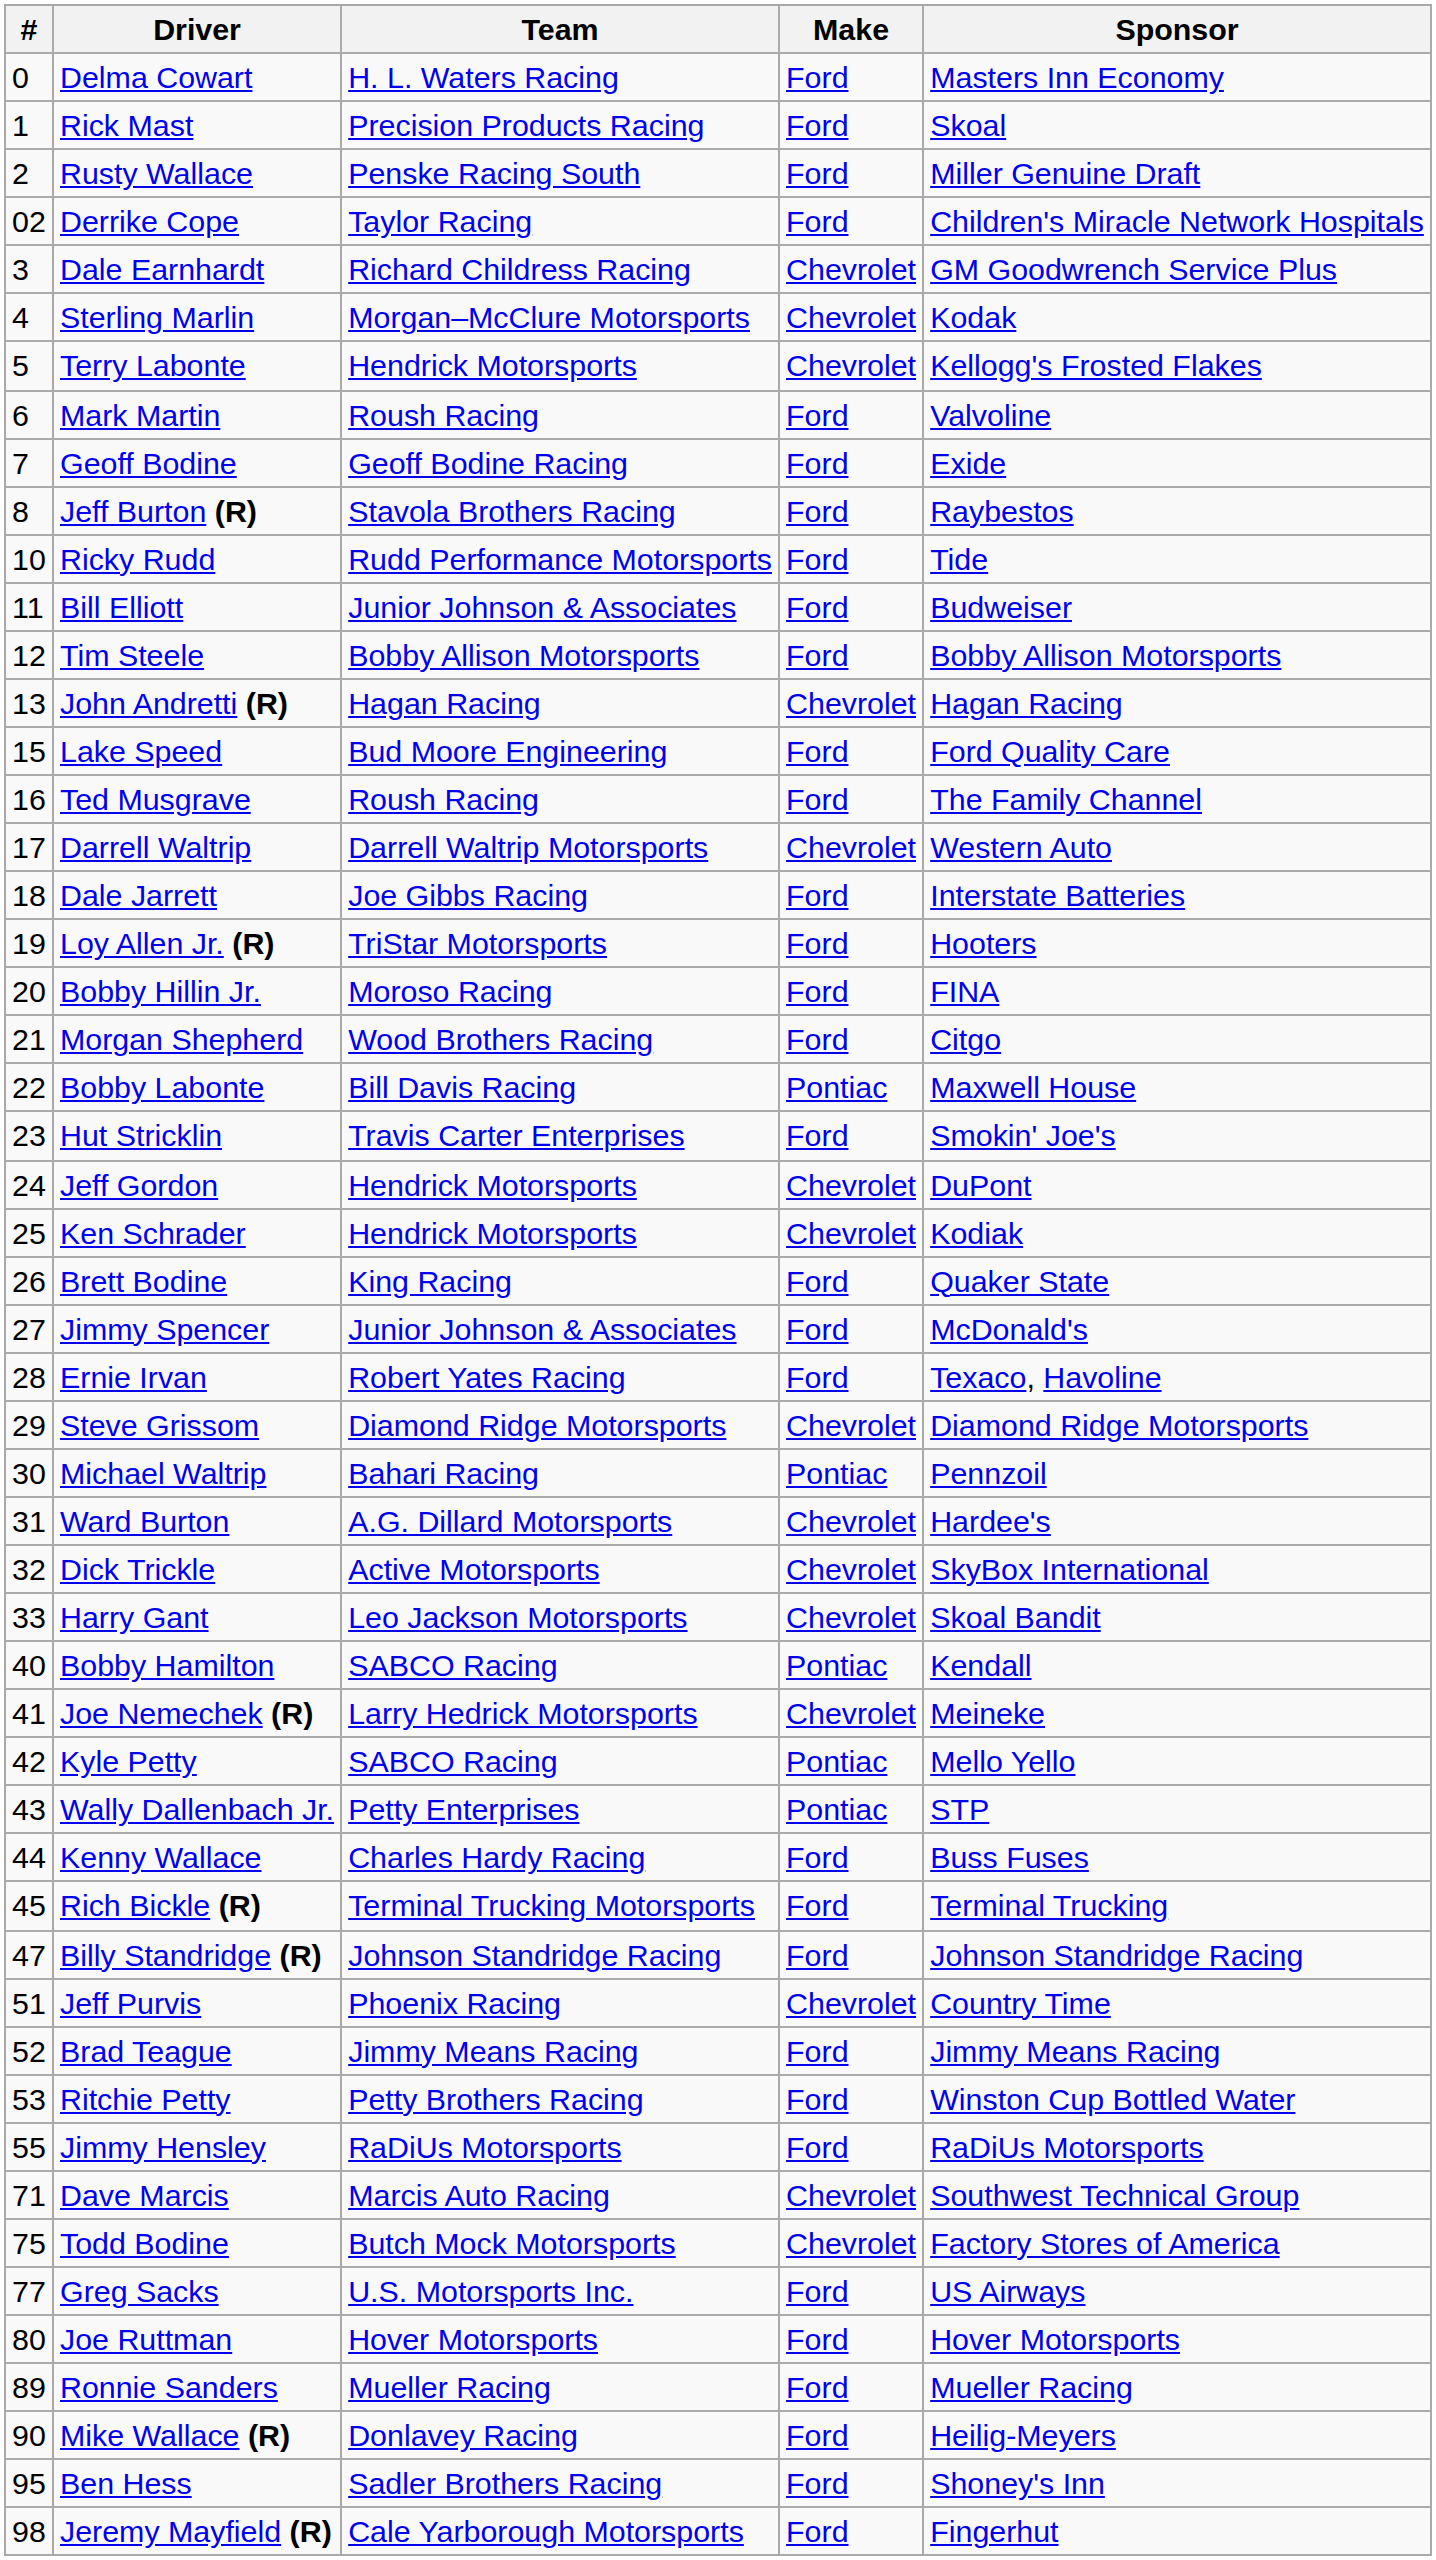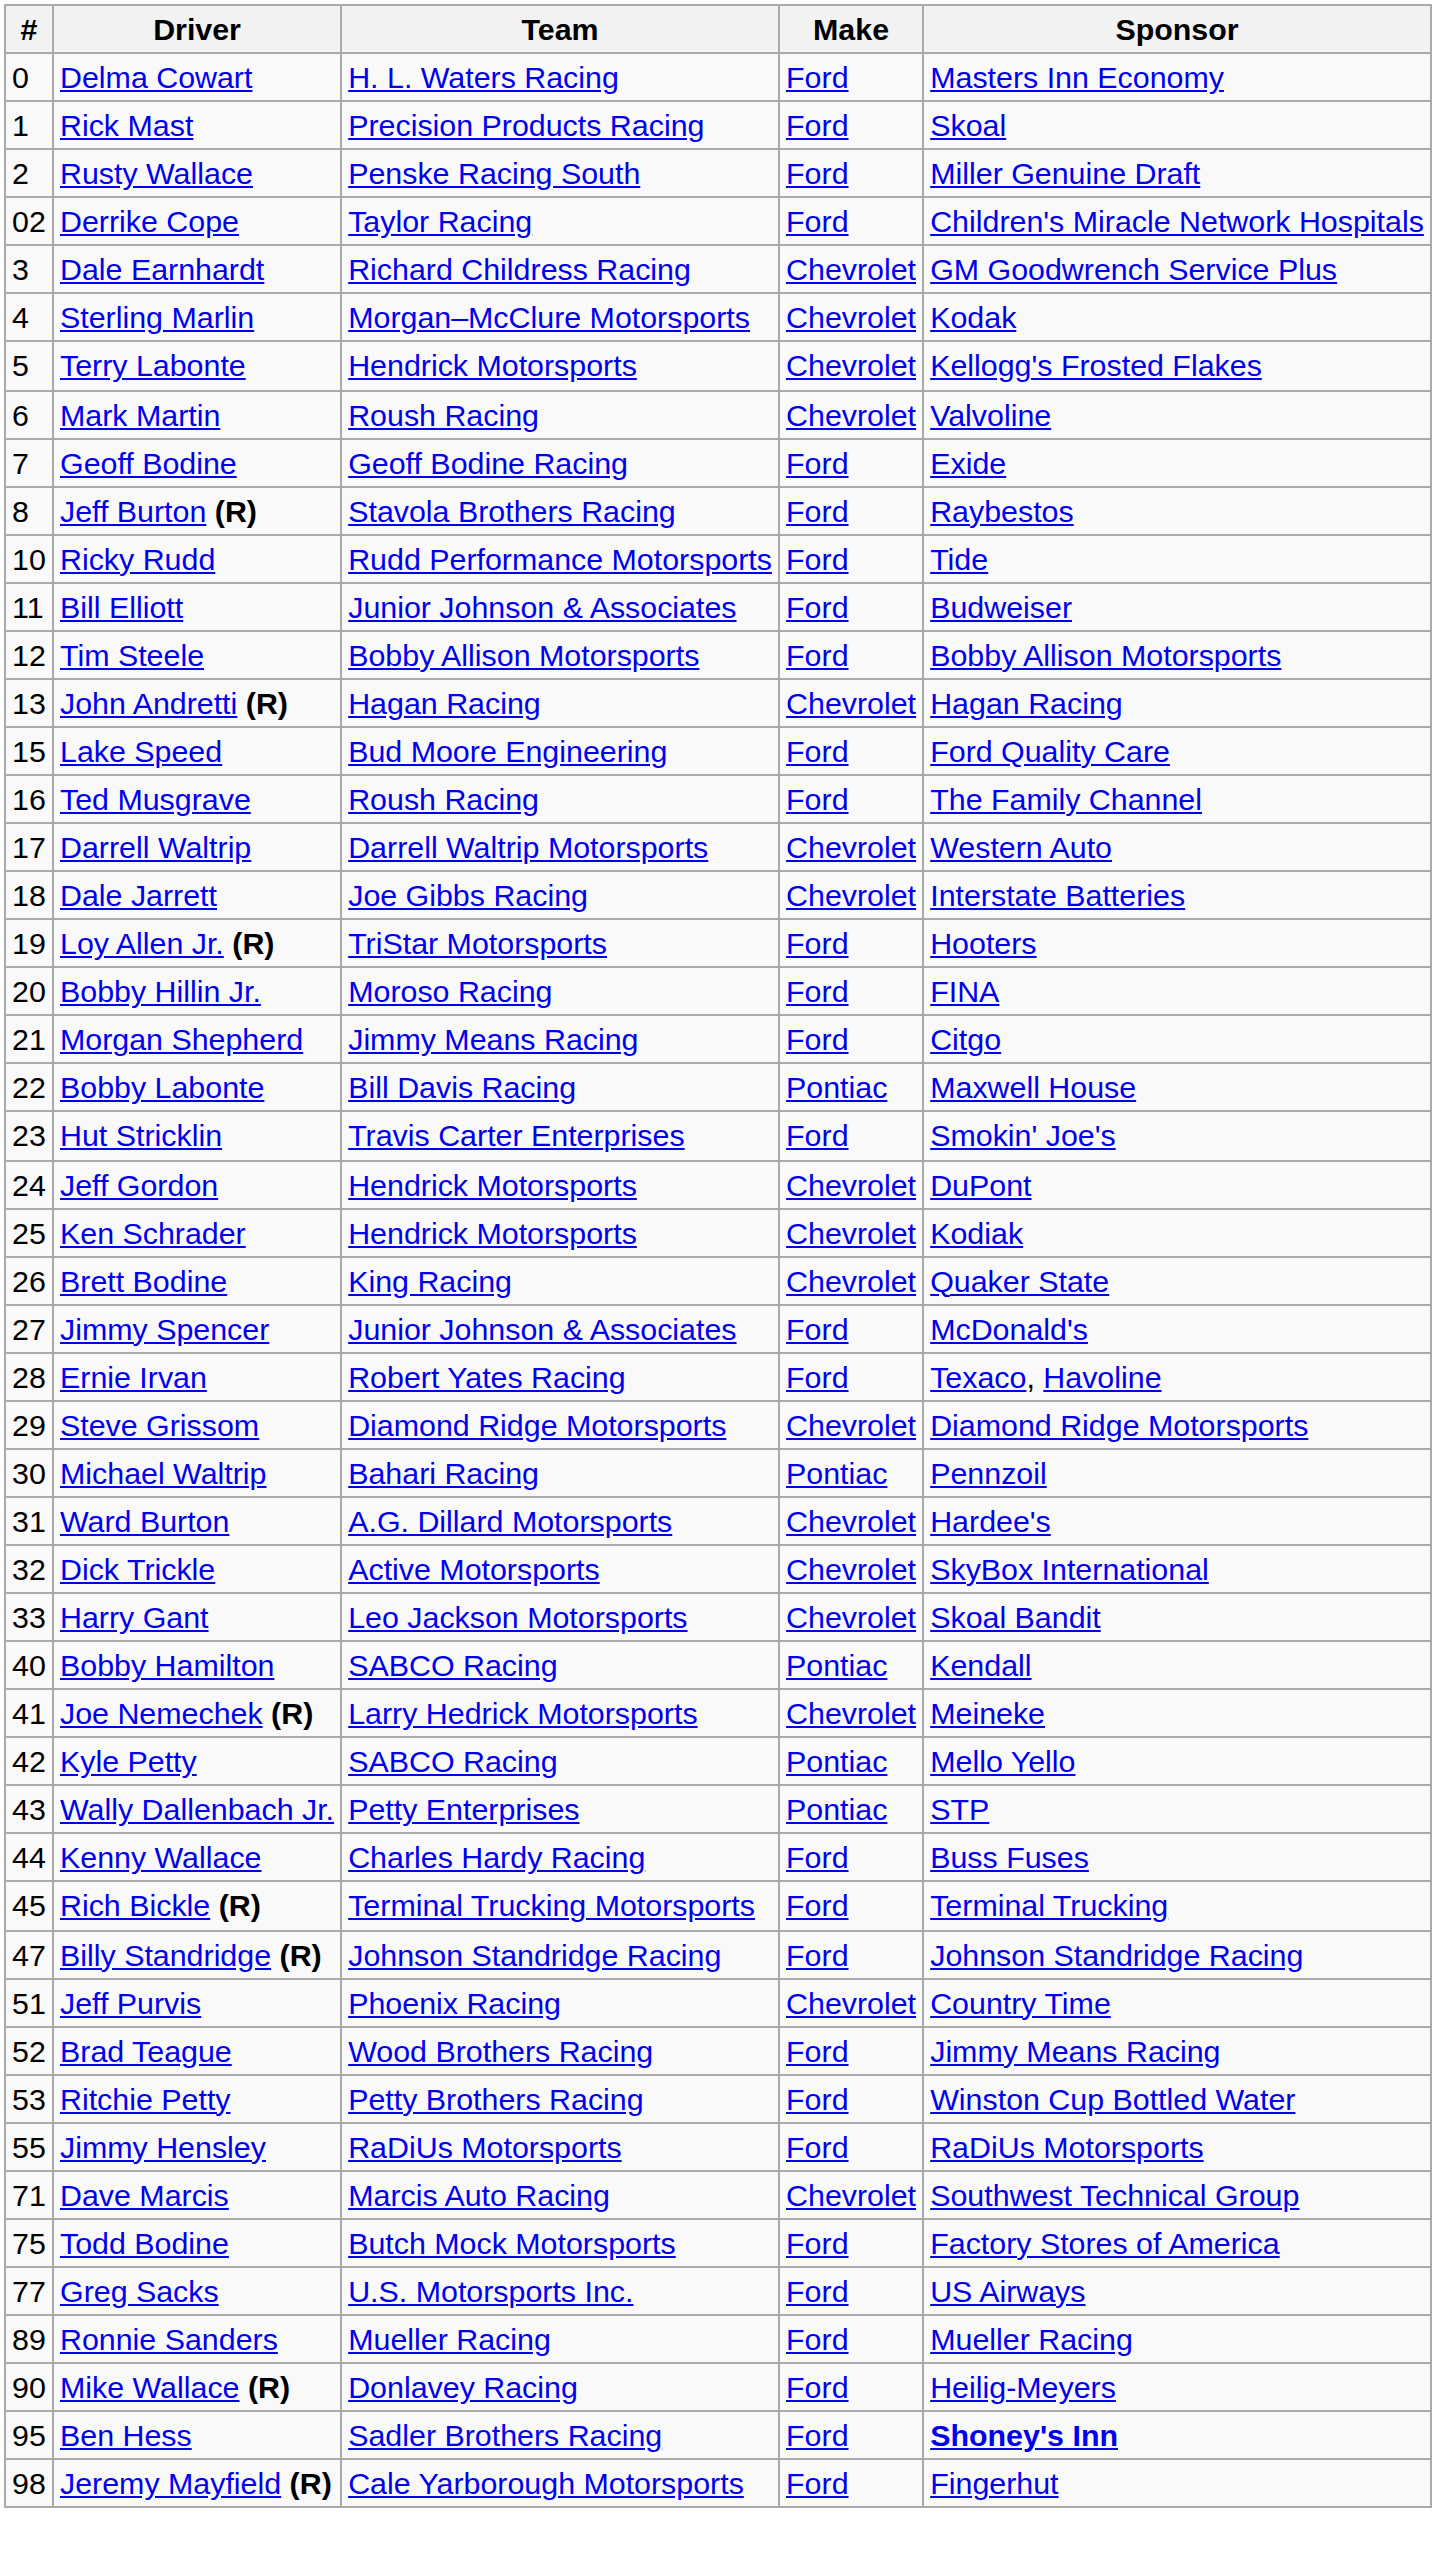(817, 414) Ford -> (851, 414) Chevrolet
(817, 896) Ford -> (851, 896) Chevrolet
(501, 1040) Wood Brothers Racing -> (493, 1040) Jimmy Means Racing
(817, 1280) Ford -> (851, 1280) Chevrolet
(493, 2050) Jimmy Means Racing -> (501, 2050) Wood Brothers Racing
(851, 2243) Chevrolet -> (817, 2243) Ford
- row: (146, 2339)
(1018, 2484) normal -> (1024, 2436) bold
